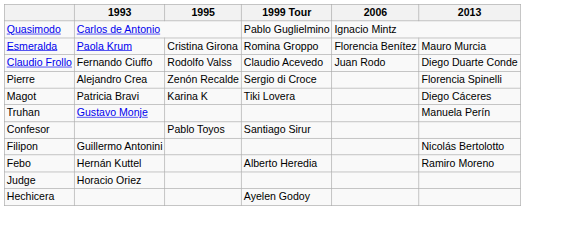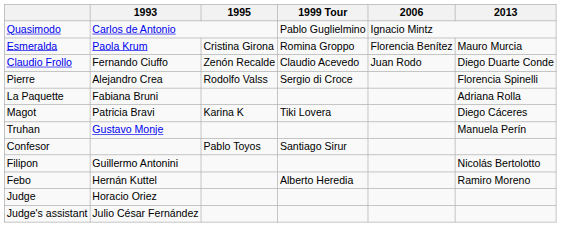(200, 63) Rodolfo Valss -> (239, 63) Zenón Recalde
(203, 79) Zenón Recalde -> (236, 79) Rodolfo Valss
+ row: (35, 96)
+ row: (47, 213)
- row: (31, 197)
